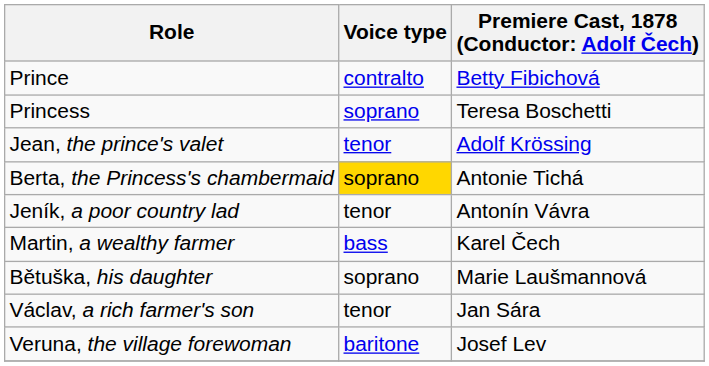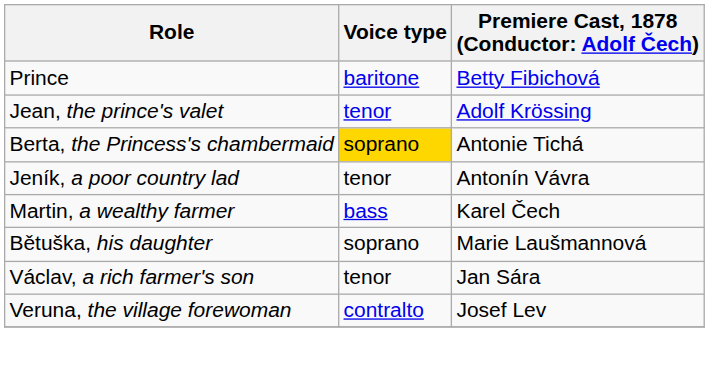(384, 77) contralto -> (381, 77) baritone
- row: (50, 111)
(381, 343) baritone -> (384, 310) contralto
